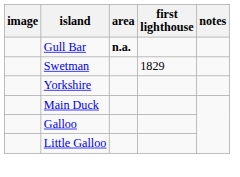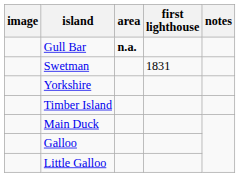(152, 66) 1829 -> (158, 66) 1831
+ row: (78, 104)
